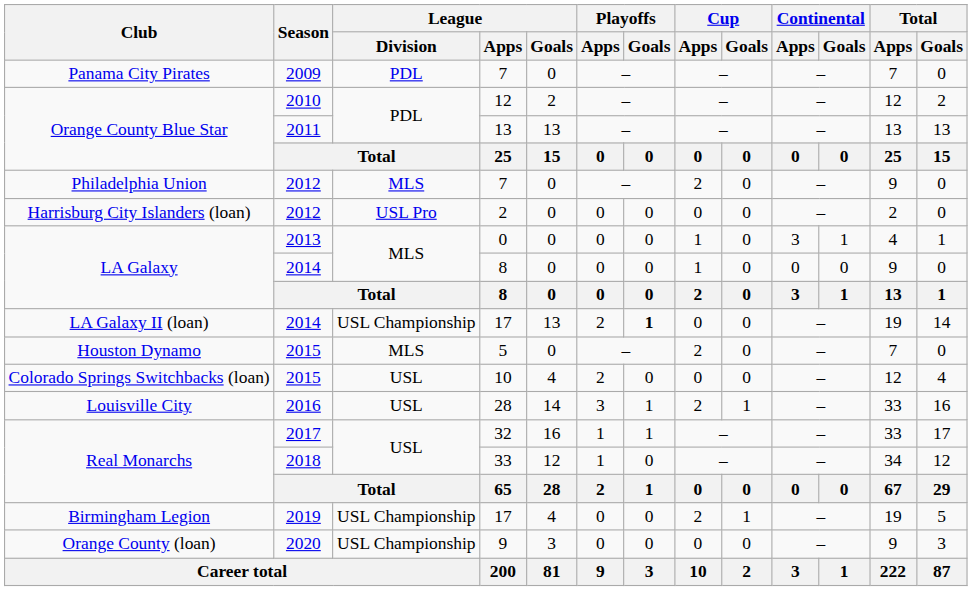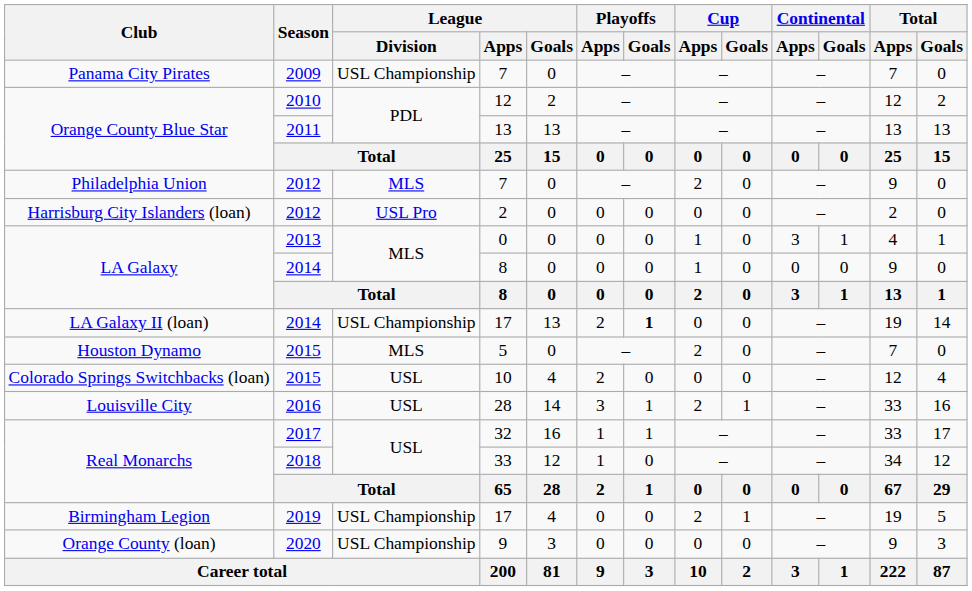(406, 73) PDL -> (406, 73) USL Championship
